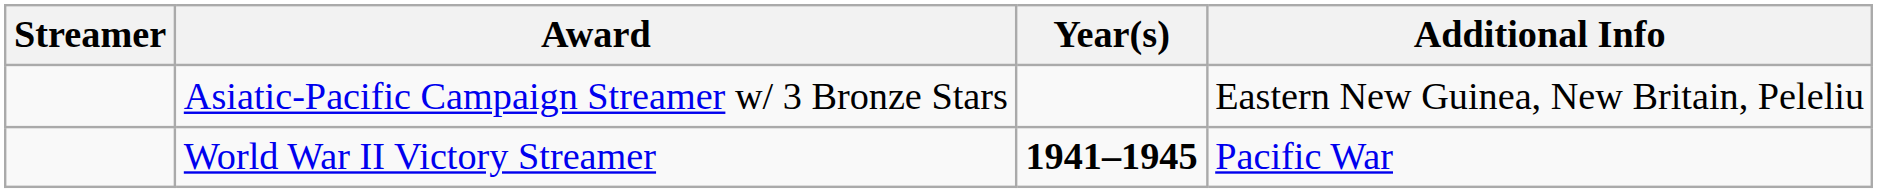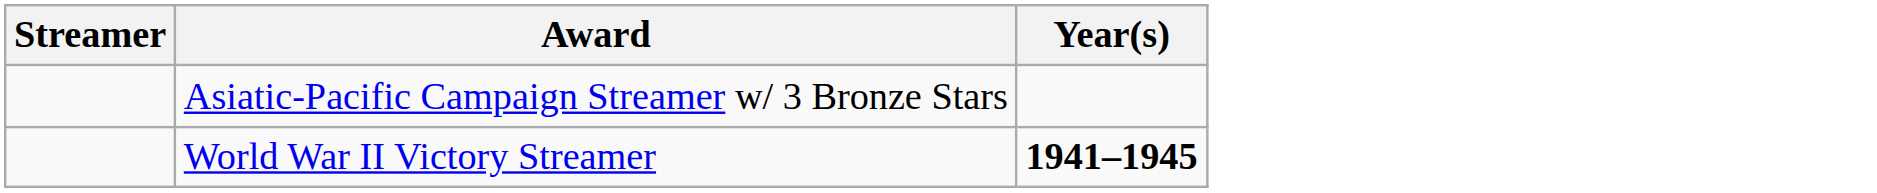- column: (1540, 34)
